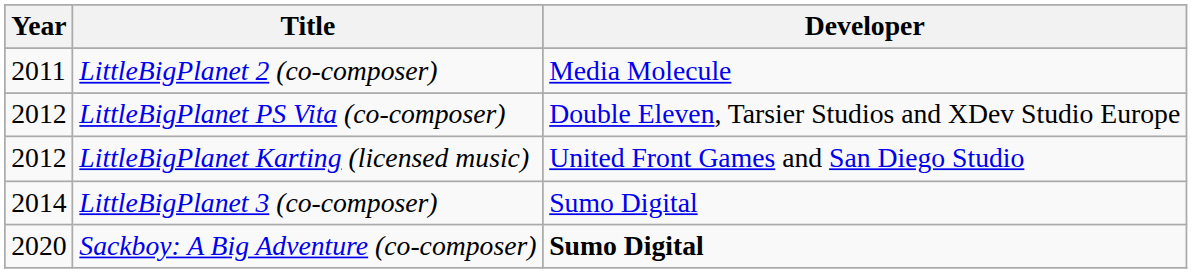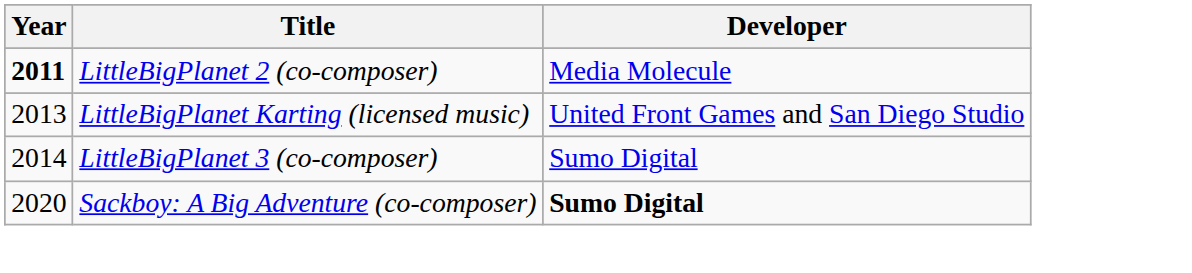(38, 70) normal -> (38, 70) bold
- row: (292, 114)
(39, 158) 2012 -> (39, 114) 2013
